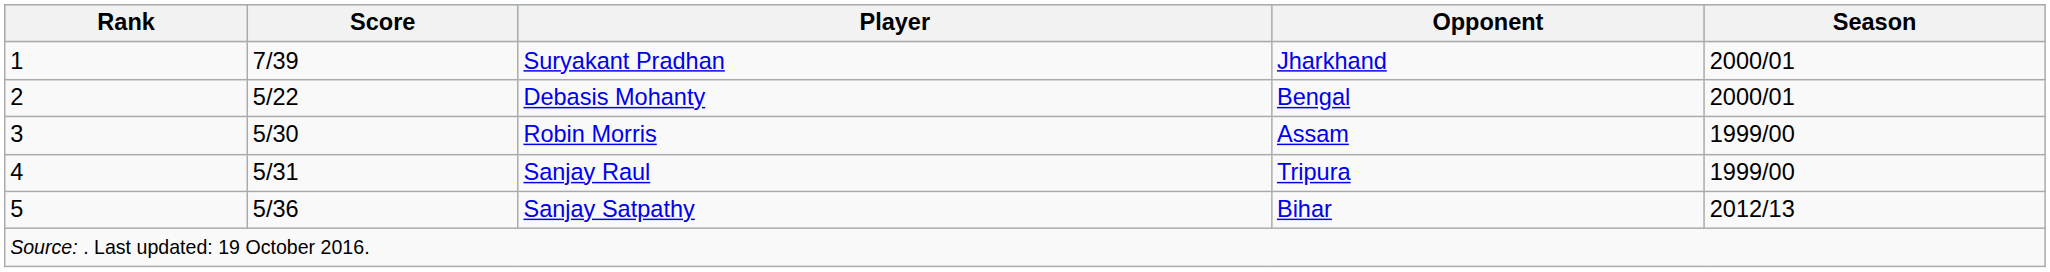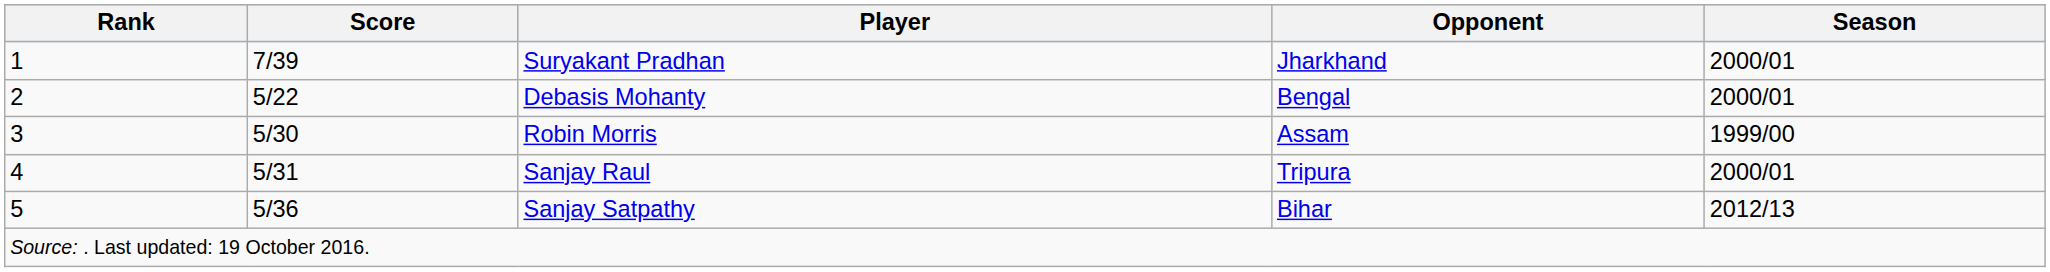(1752, 172) 1999/00 -> (1752, 172) 2000/01
